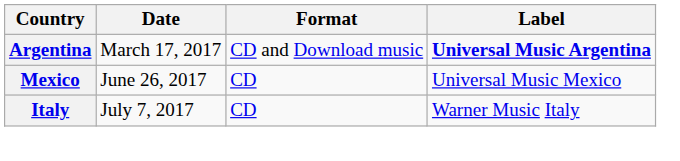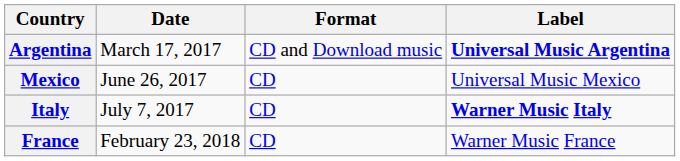(506, 110) normal -> (531, 110) bold
+ row: (50, 140)
